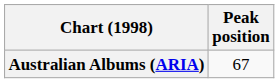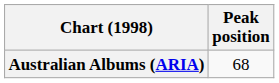(241, 63) 67 -> (241, 63) 68
